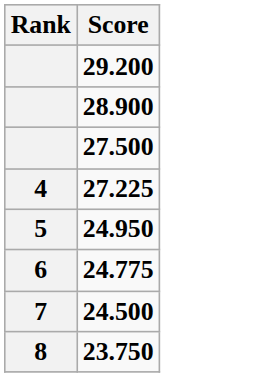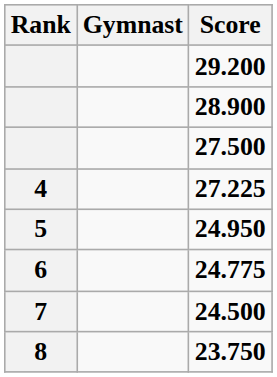+ column: (133, 24)
